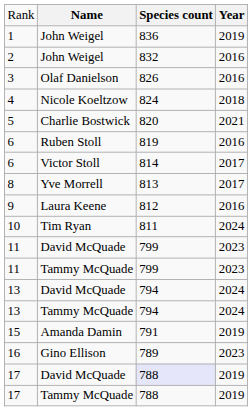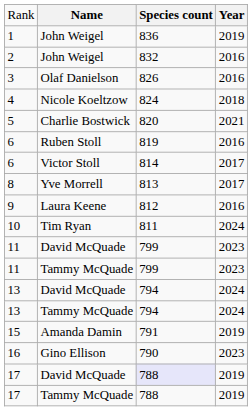(149, 353) 789 -> (149, 353) 790
